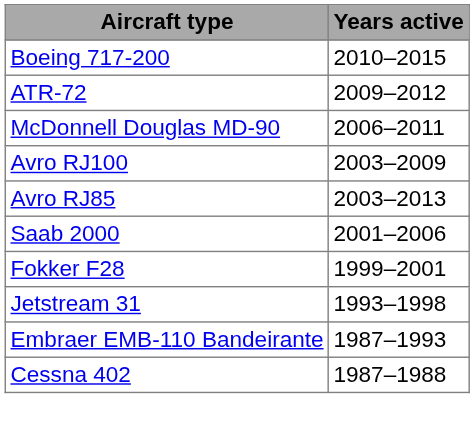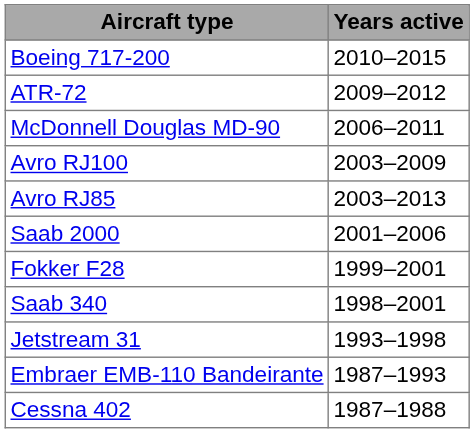+ row: (59, 304)
